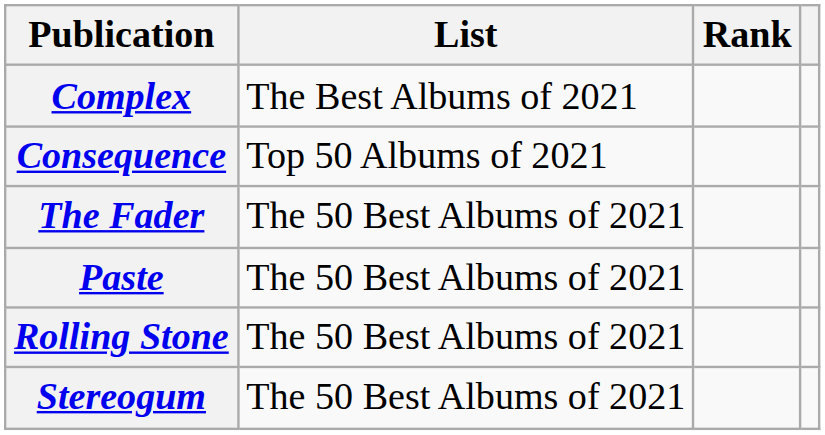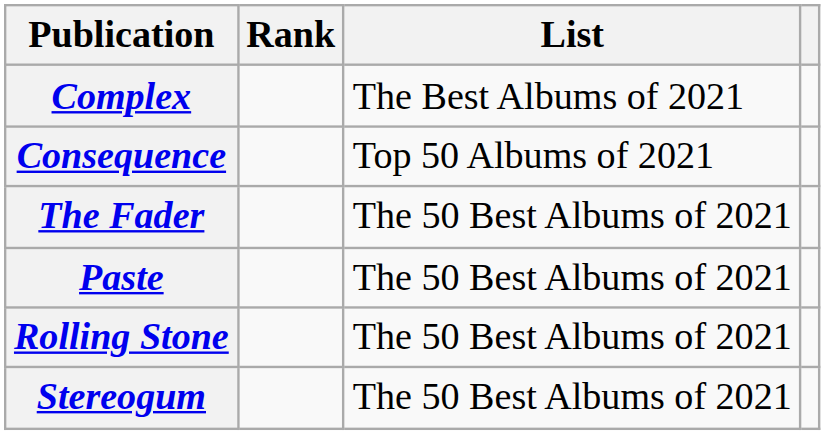columns swapped: (466, 34) <-> (747, 34)
